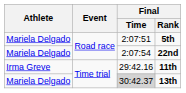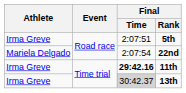(38, 39) Mariela Delgado -> (28, 39) Irma Greve
(136, 67) normal -> (136, 67) bold
(38, 81) Mariela Delgado -> (28, 81) Irma Greve
